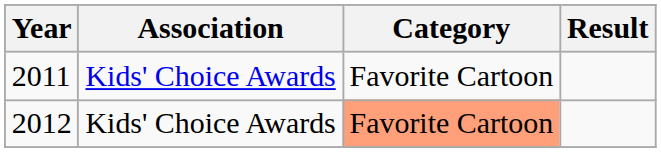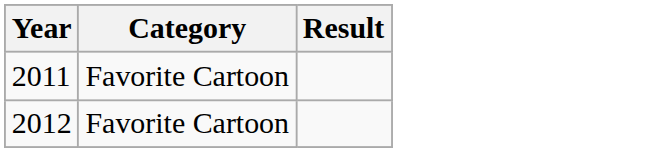- column: (211, 28)
(451, 123) lightsalmon background -> (187, 123) no background
